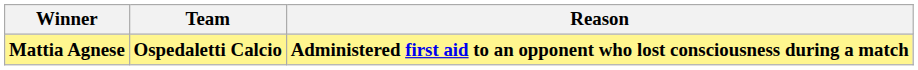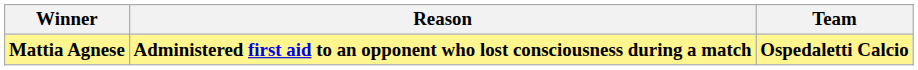columns swapped: (208, 19) <-> (600, 19)
